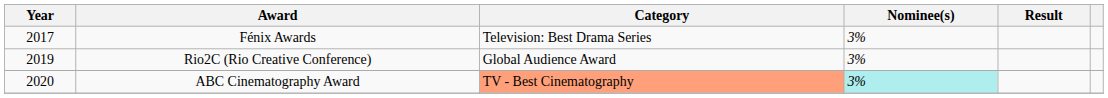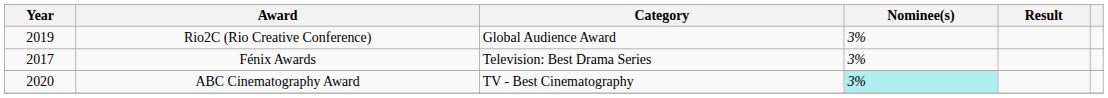rows swapped: (278, 37) <-> (278, 59)
(558, 81) lightsalmon background -> (558, 81) no background
